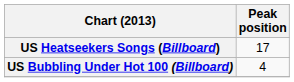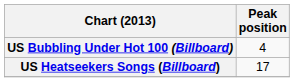rows swapped: (120, 67) <-> (120, 47)
